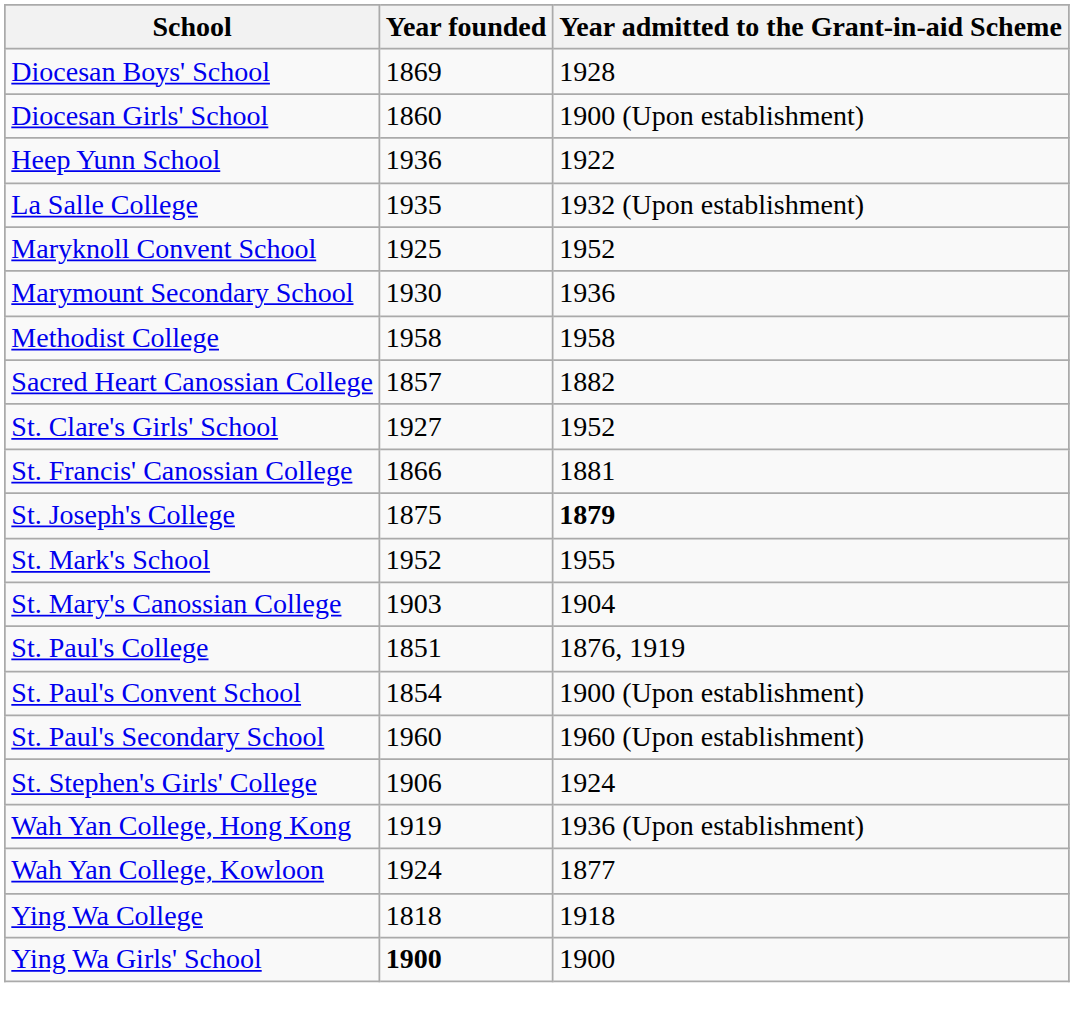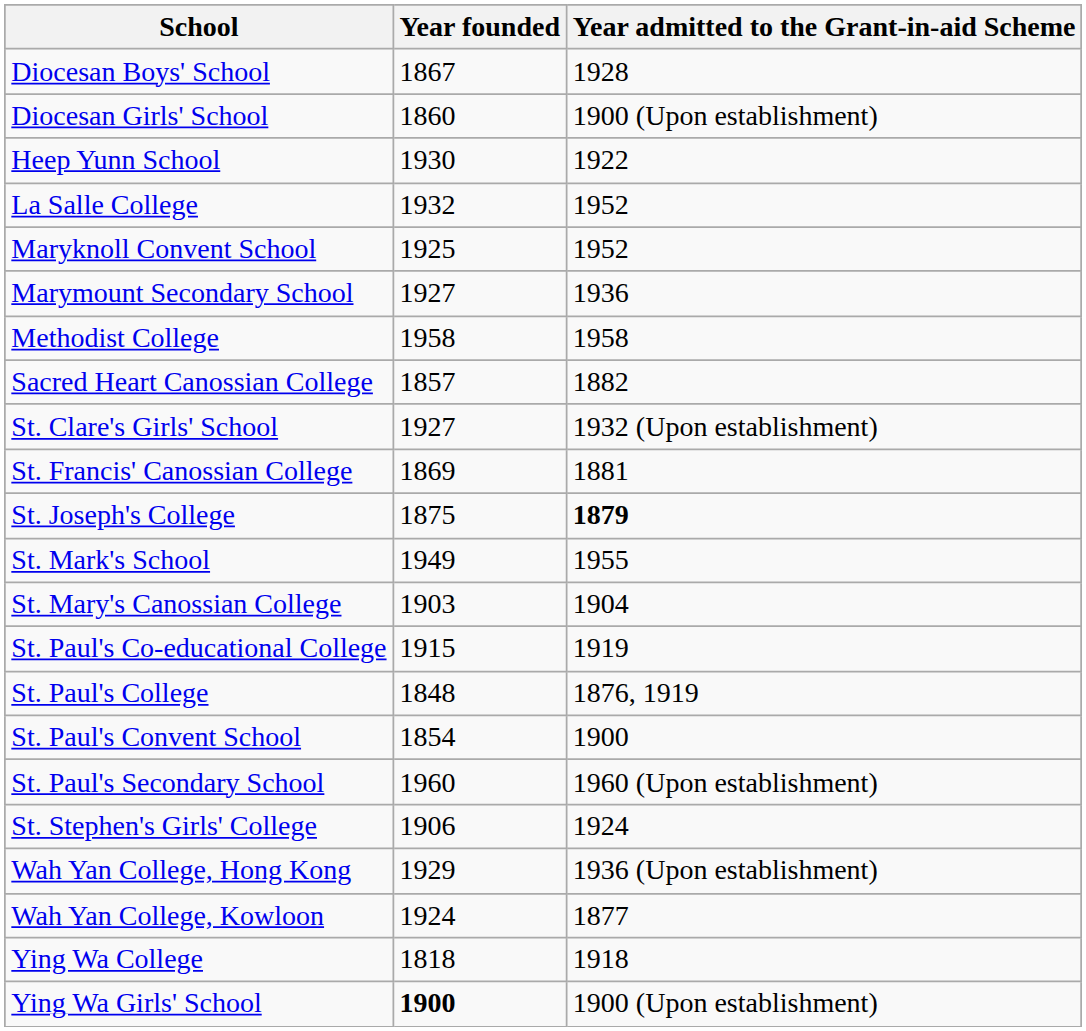(414, 71) 1869 -> (427, 71) 1867
(414, 159) 1936 -> (427, 159) 1930
(414, 204) 1935 -> (427, 204) 1932
(712, 204) 1932 (Upon establishment) -> (601, 204) 1952
(414, 293) 1930 -> (427, 293) 1927
(587, 426) 1952 -> (725, 426) 1932 (Upon establishment)
(414, 470) 1866 -> (427, 470) 1869
(414, 559) 1952 -> (427, 559) 1949
+ row: (199, 648)
(414, 648) 1851 -> (427, 692) 1848
(712, 692) 1900 (Upon establishment) -> (601, 737) 1900
(414, 826) 1919 -> (427, 870) 1929
(587, 959) 1900 -> (725, 1003) 1900 (Upon establishment)
